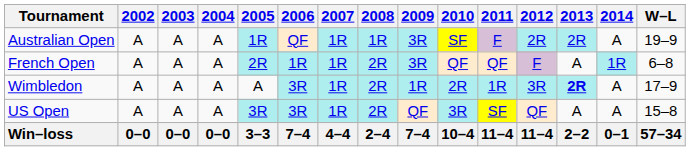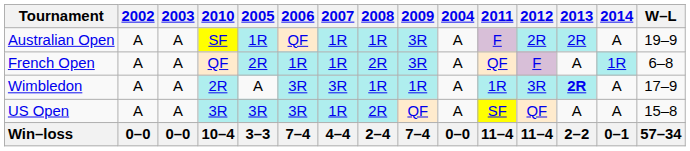columns swapped: (218, 16) <-> (458, 16)
(338, 87) 1R -> (338, 87) 3R
(378, 87) 2R -> (378, 87) 1R
